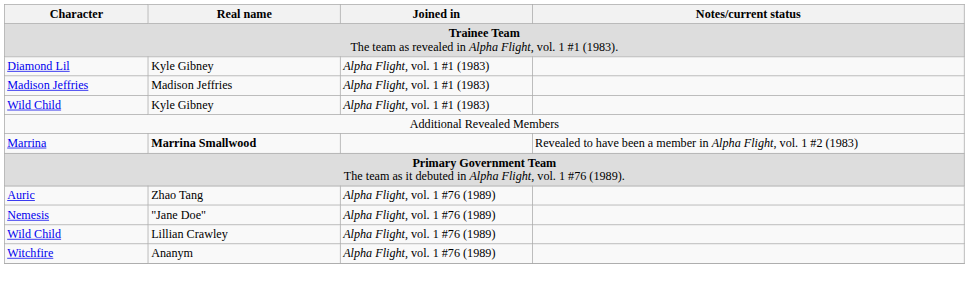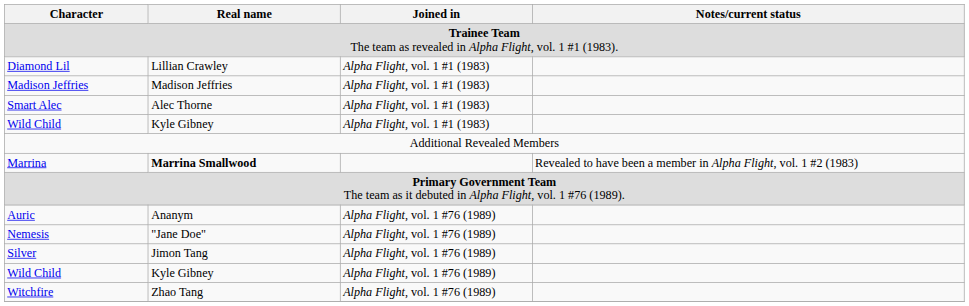(182, 66) Kyle Gibney -> (189, 66) Lillian Crawley
+ row: (34, 104)
(177, 195) Zhao Tang -> (172, 215) Ananym
+ row: (22, 253)
(189, 234) Lillian Crawley -> (182, 272) Kyle Gibney
(172, 253) Ananym -> (177, 292) Zhao Tang
